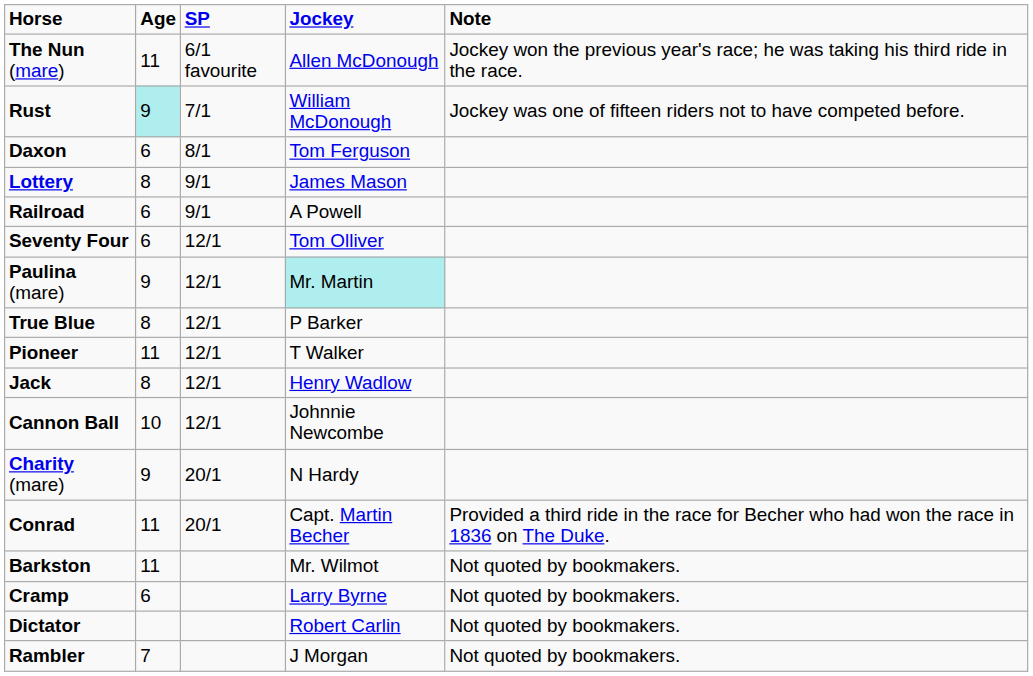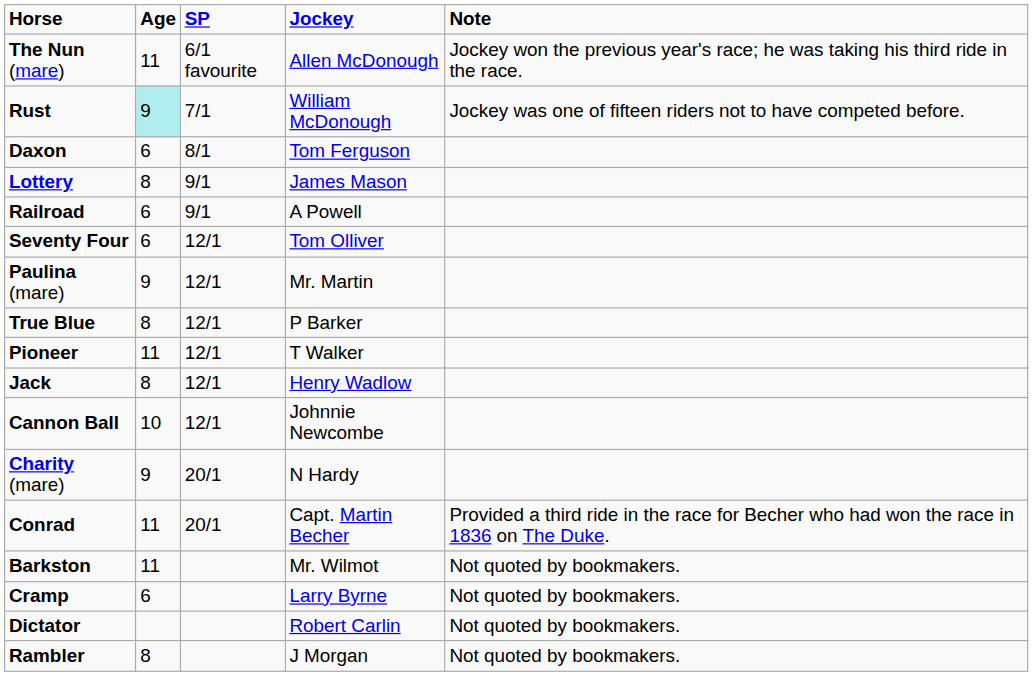(331, 282) paleturquoise background -> (331, 282) no background
(146, 655) 7 -> (146, 655) 8
